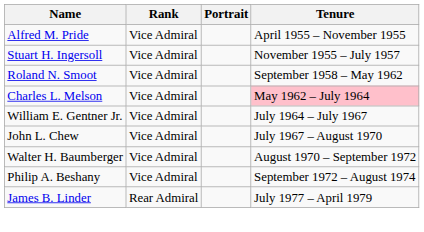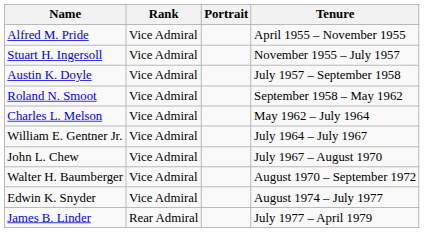+ row: (49, 75)
(312, 95) pink background -> (312, 116) no background
- row: (54, 177)
+ row: (52, 197)
